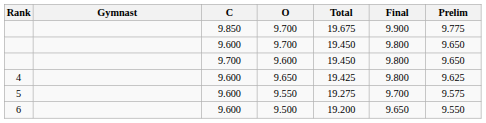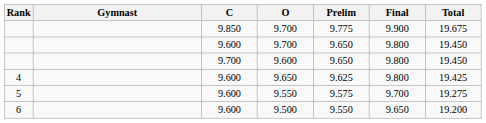columns swapped: (453, 12) <-> (341, 12)
